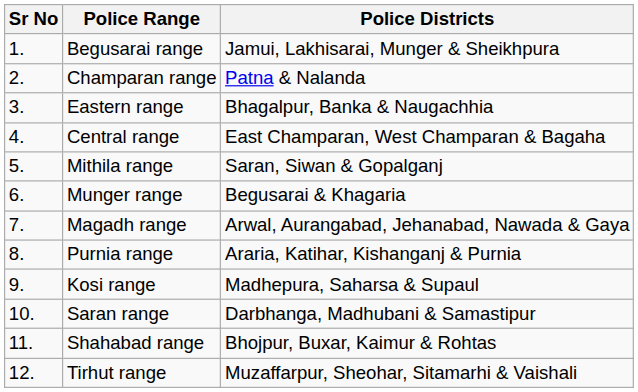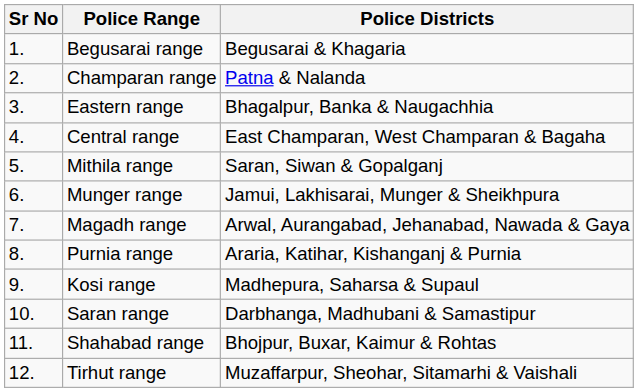(392, 48) Jamui, Lakhisarai, Munger & Sheikhpura -> (315, 48) Begusarai & Khagaria
(315, 195) Begusarai & Khagaria -> (392, 195) Jamui, Lakhisarai, Munger & Sheikhpura
